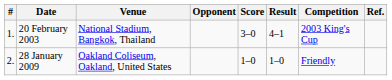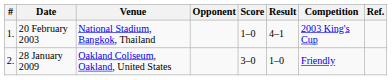(248, 34) 3–0 -> (248, 34) 1–0
(248, 61) 1–0 -> (248, 61) 3–0
